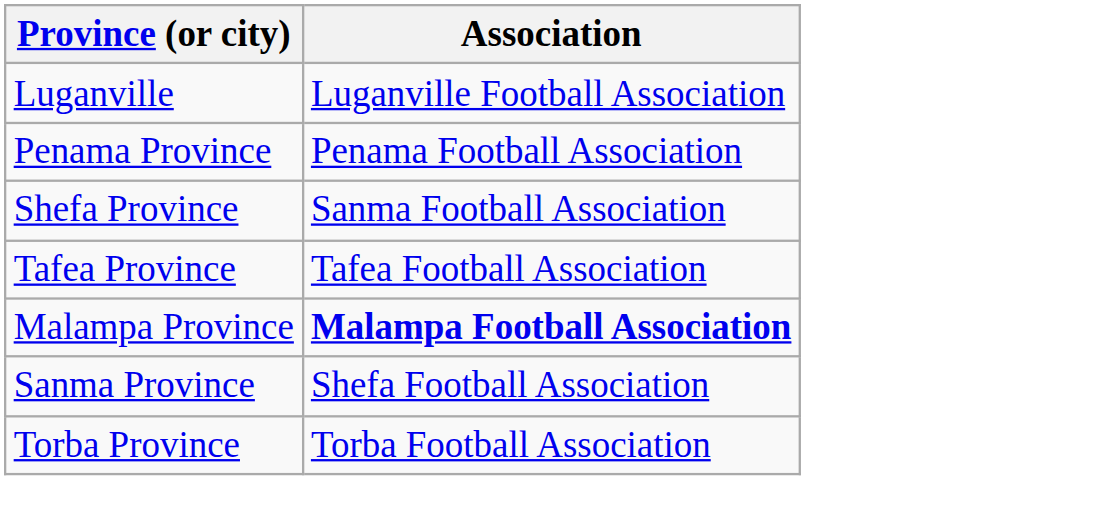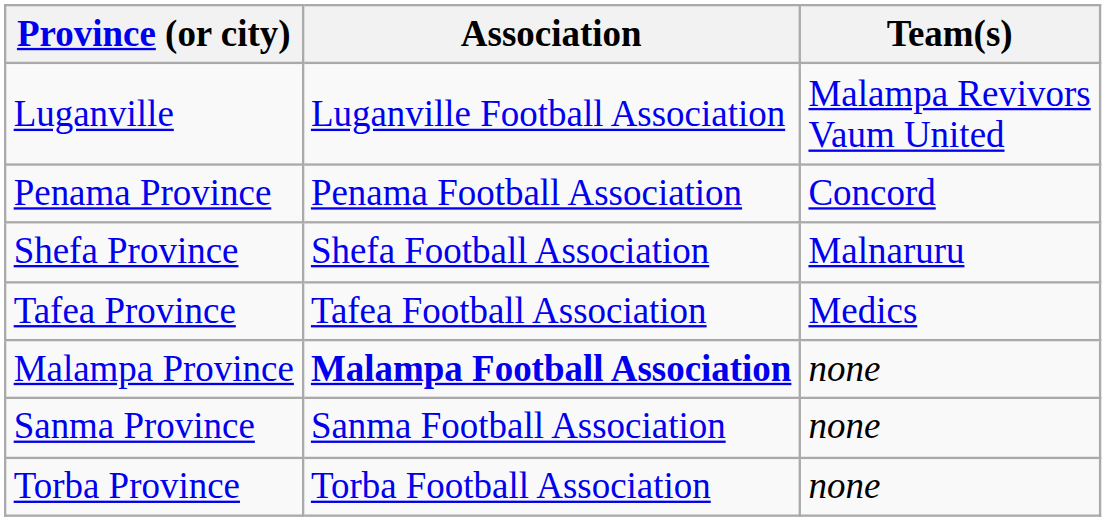+ column: (950, 33)
(518, 209) Sanma Football Association -> (510, 251) Shefa Football Association
(510, 385) Shefa Football Association -> (518, 427) Sanma Football Association
